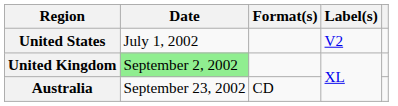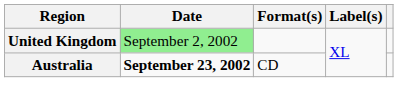- row: (62, 40)
(185, 88) normal -> (187, 64) bold
